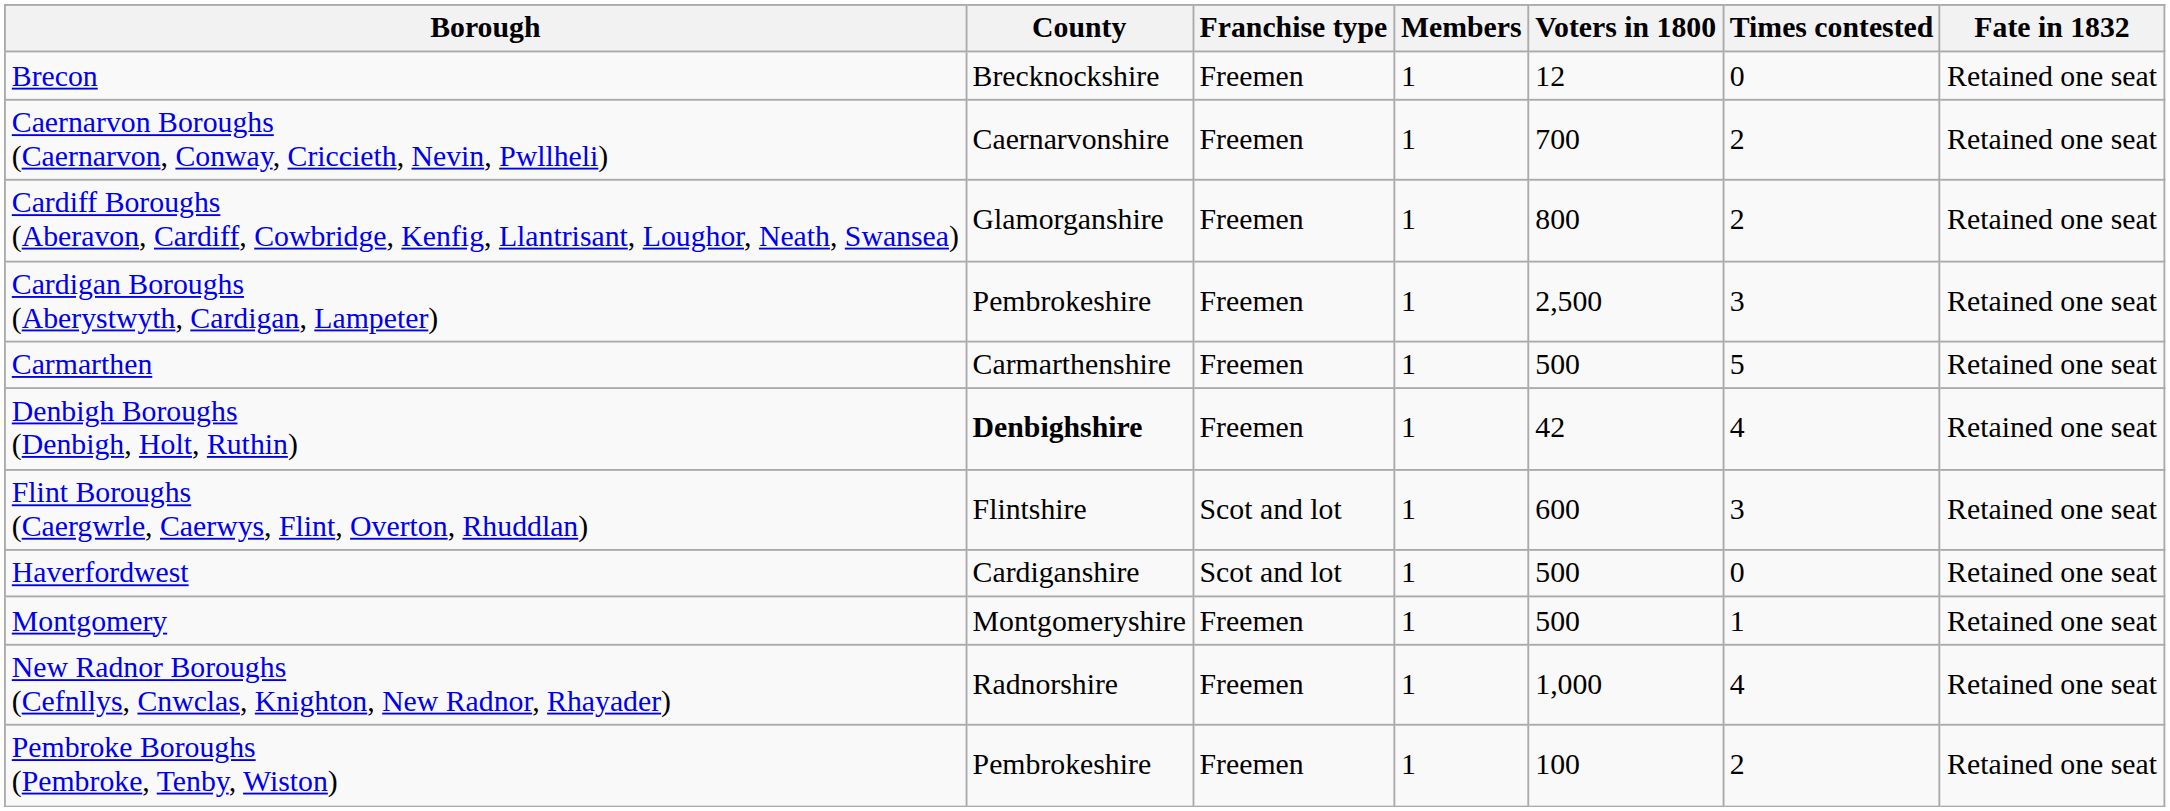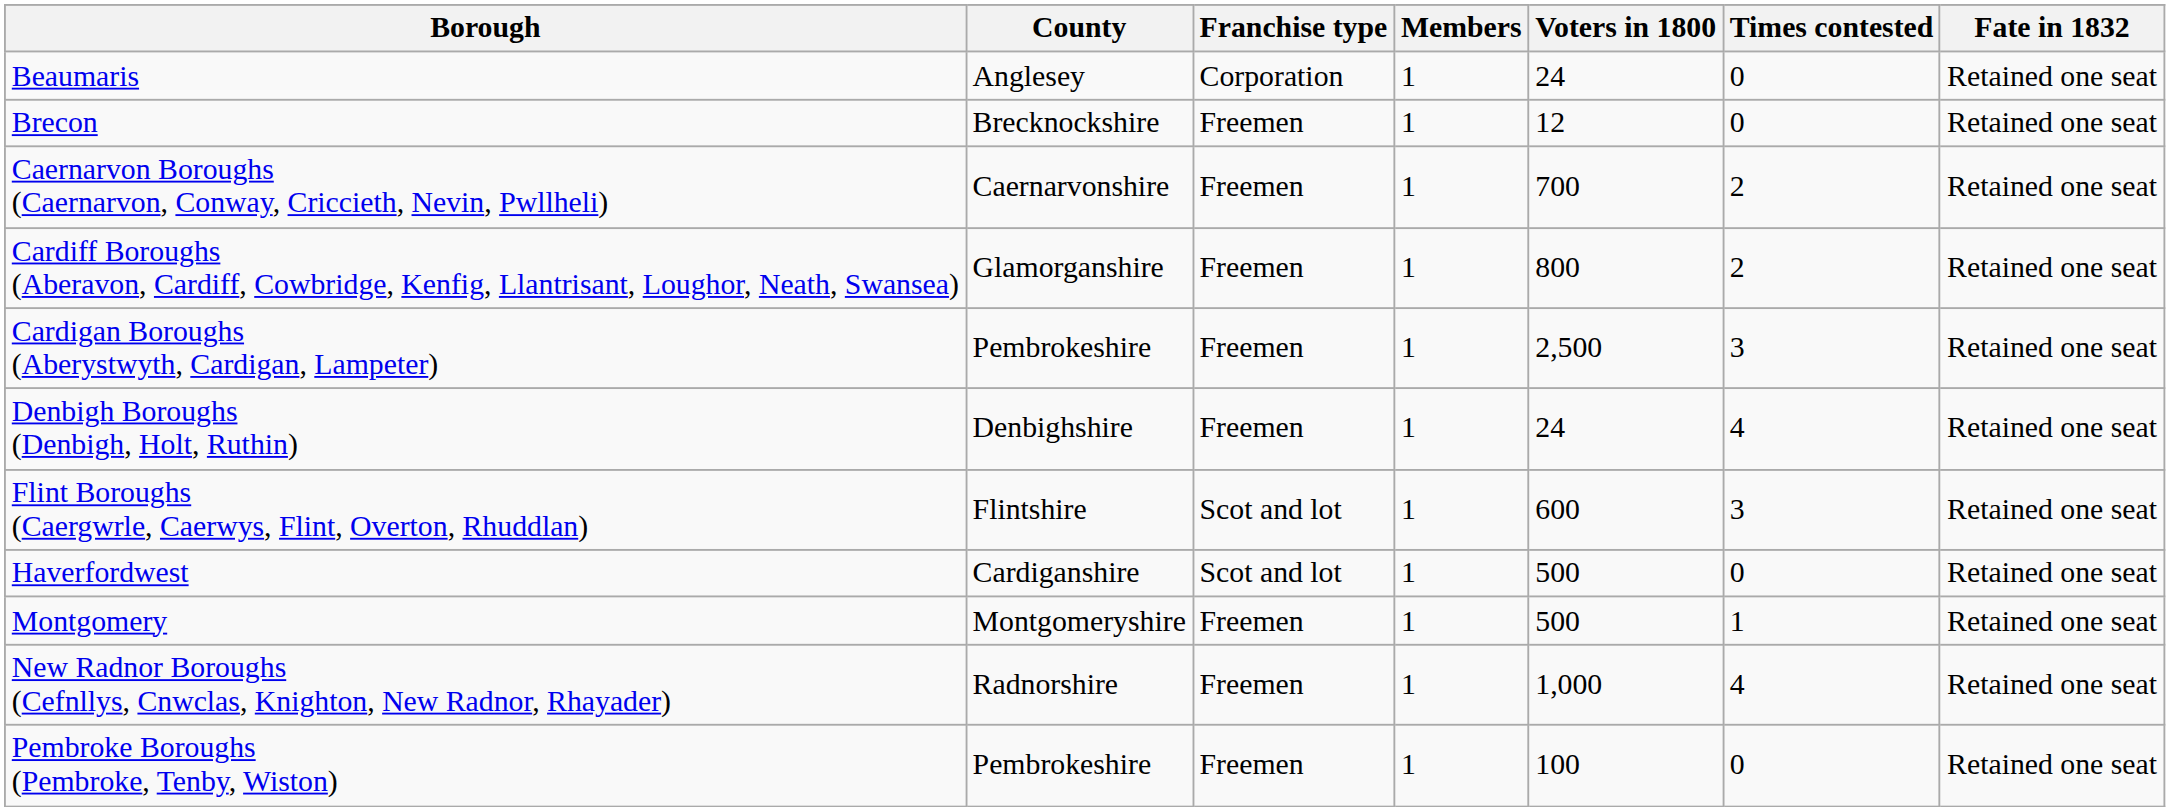+ row: (75, 75)
- row: (82, 364)
(1057, 428) bold -> (1053, 428) normal
(1550, 428) 42 -> (1550, 428) 24
(1737, 764) 2 -> (1737, 764) 0
